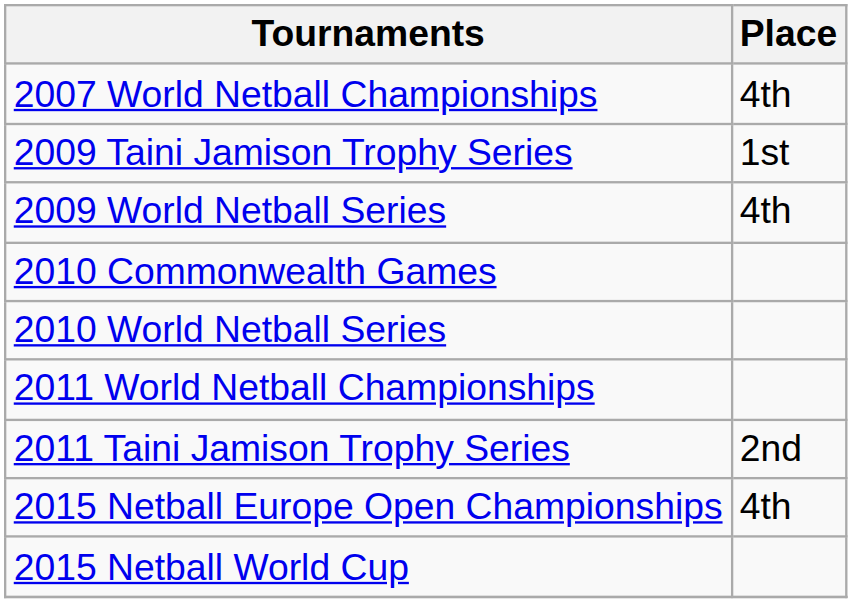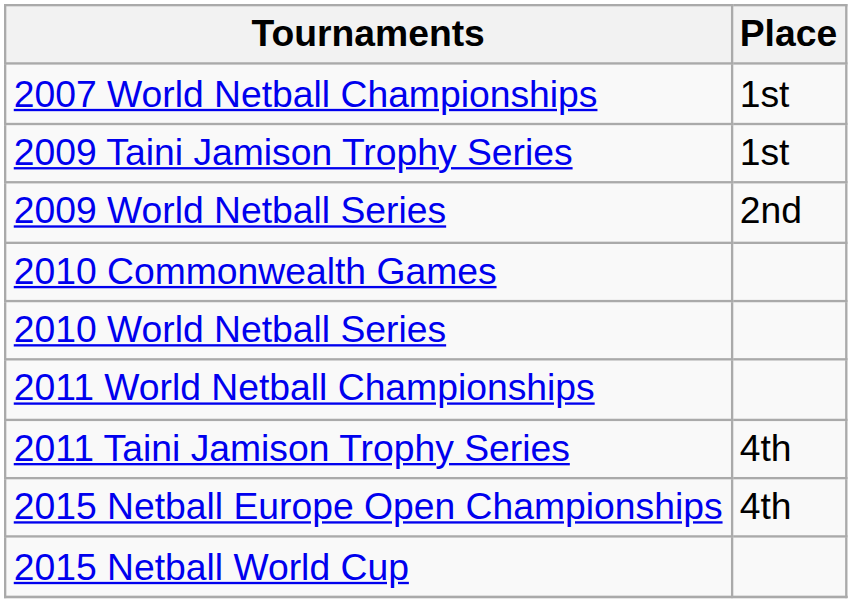(766, 93) 4th -> (765, 93) 1st
(766, 211) 4th -> (771, 211) 2nd
(771, 447) 2nd -> (766, 447) 4th
